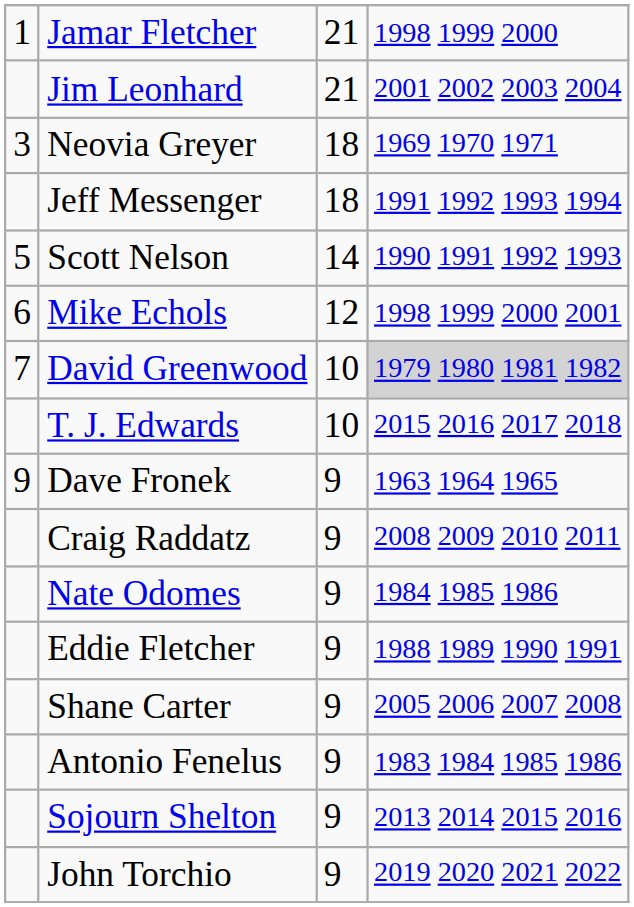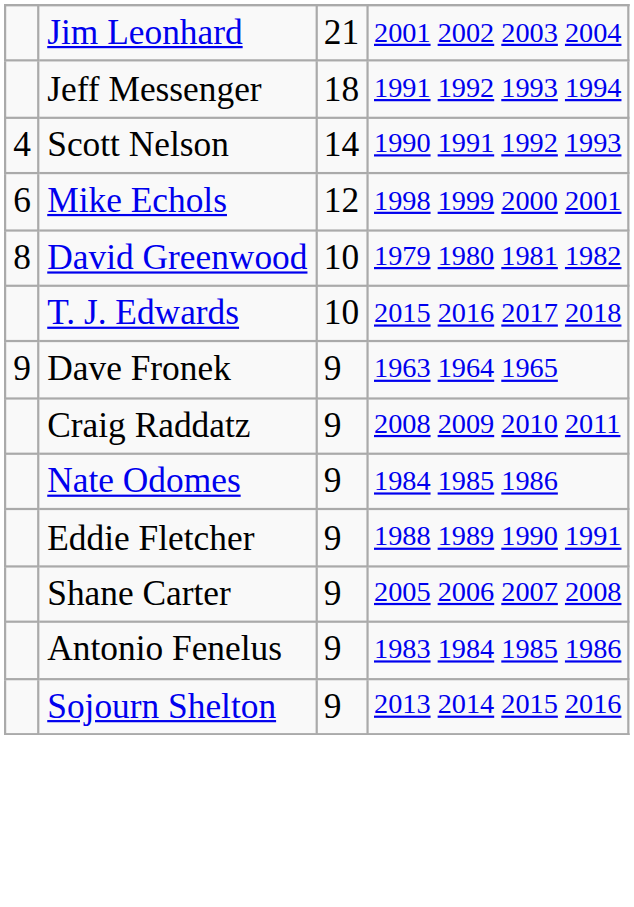- row: (152, 32)
- row: (152, 144)
(22, 256) 5 -> (22, 144) 4
(22, 369) 7 -> (22, 256) 8
(498, 369) lightgrey background -> (498, 256) no background
- row: (139, 873)
